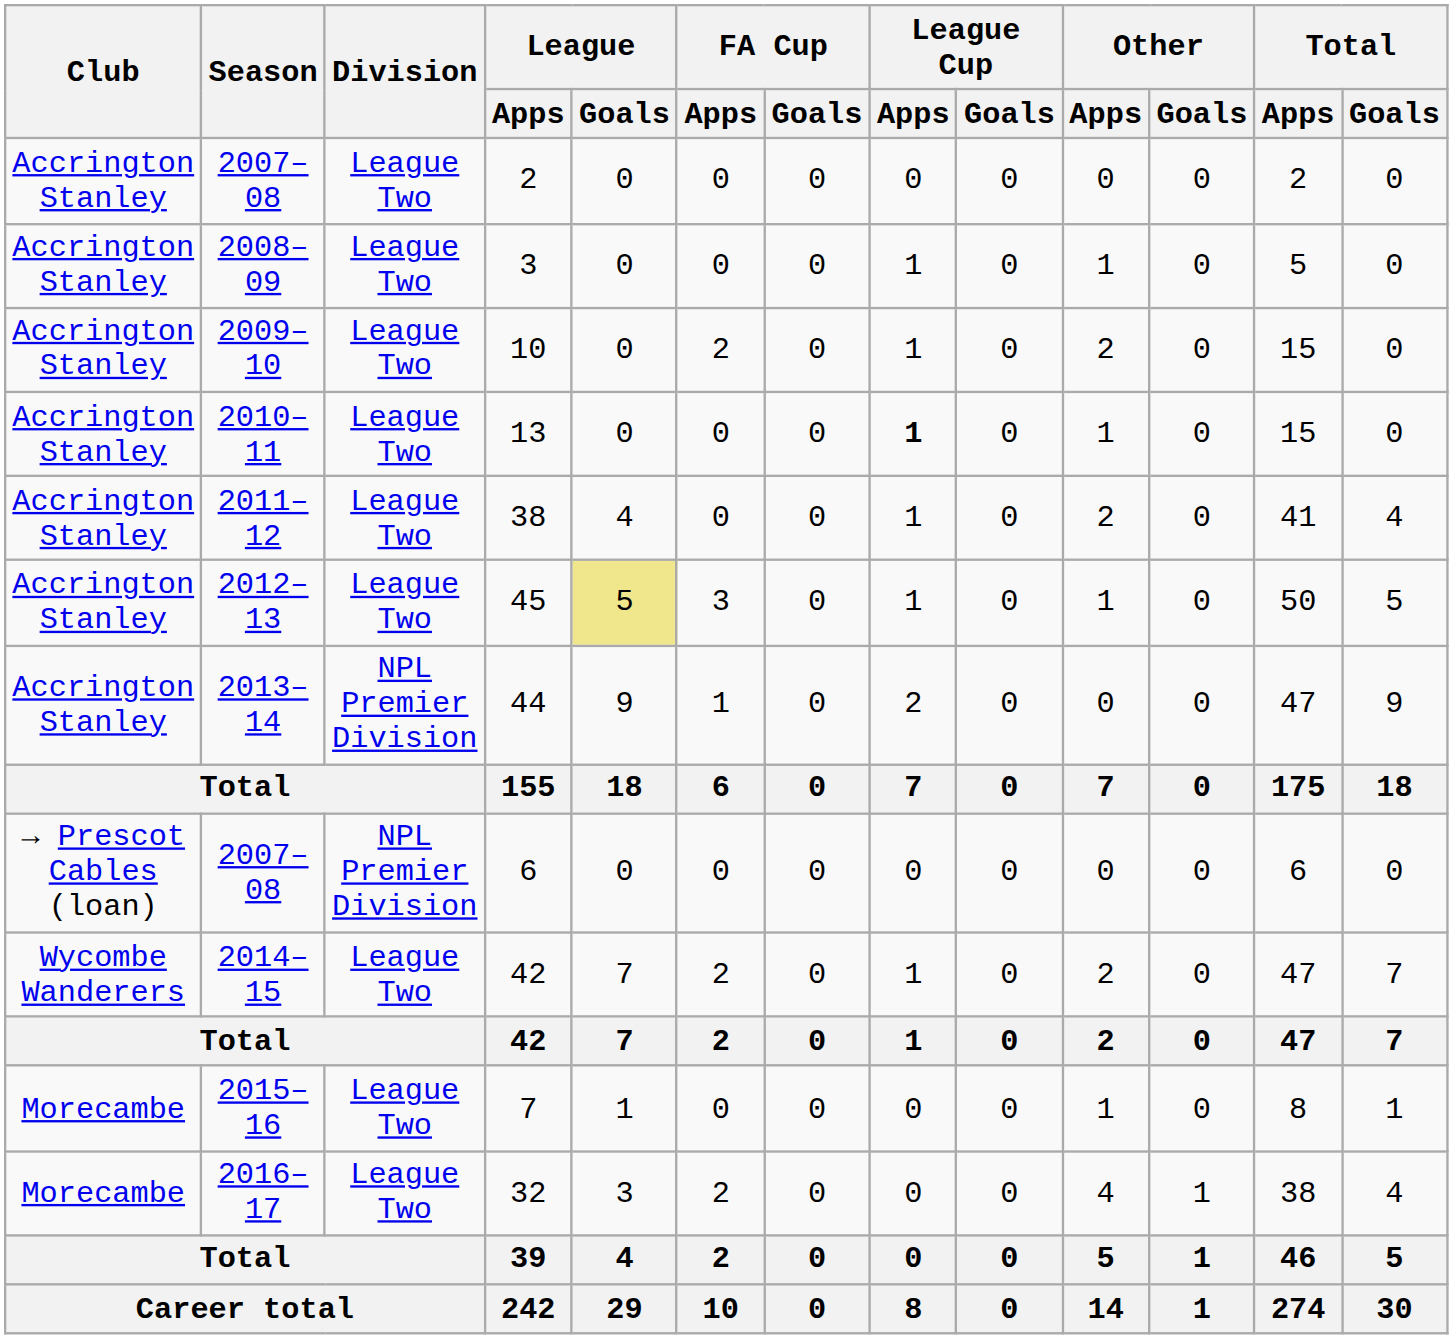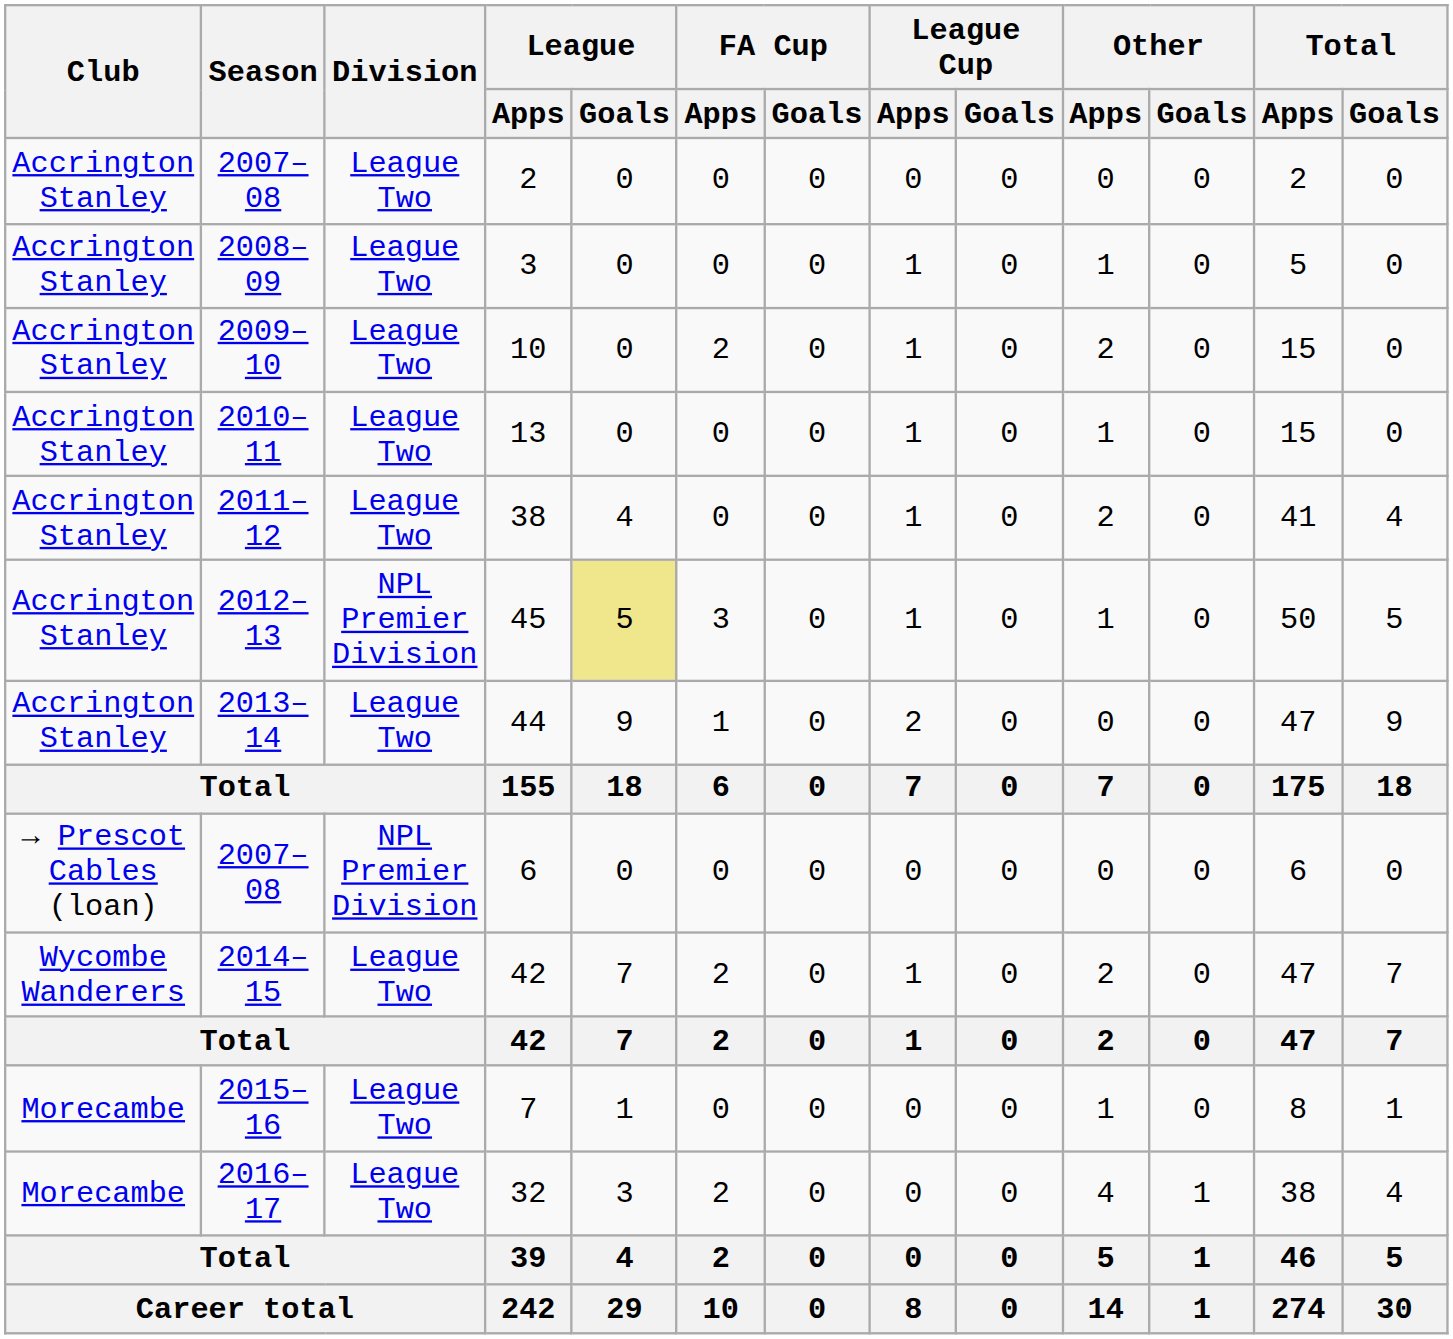(913, 434) bold -> (913, 434) normal
(405, 603) League Two -> (405, 620) NPL Premier Division
(405, 704) NPL Premier Division -> (405, 722) League Two
